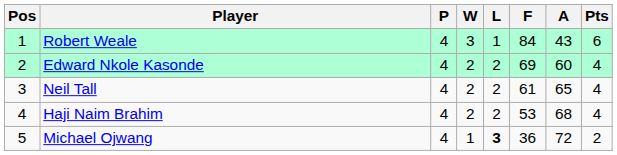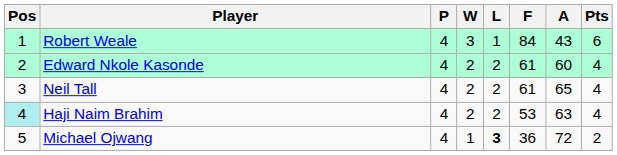(528, 65) 69 -> (528, 65) 61
(22, 114) no background -> (22, 114) paleturquoise background
(563, 114) 68 -> (563, 114) 63
